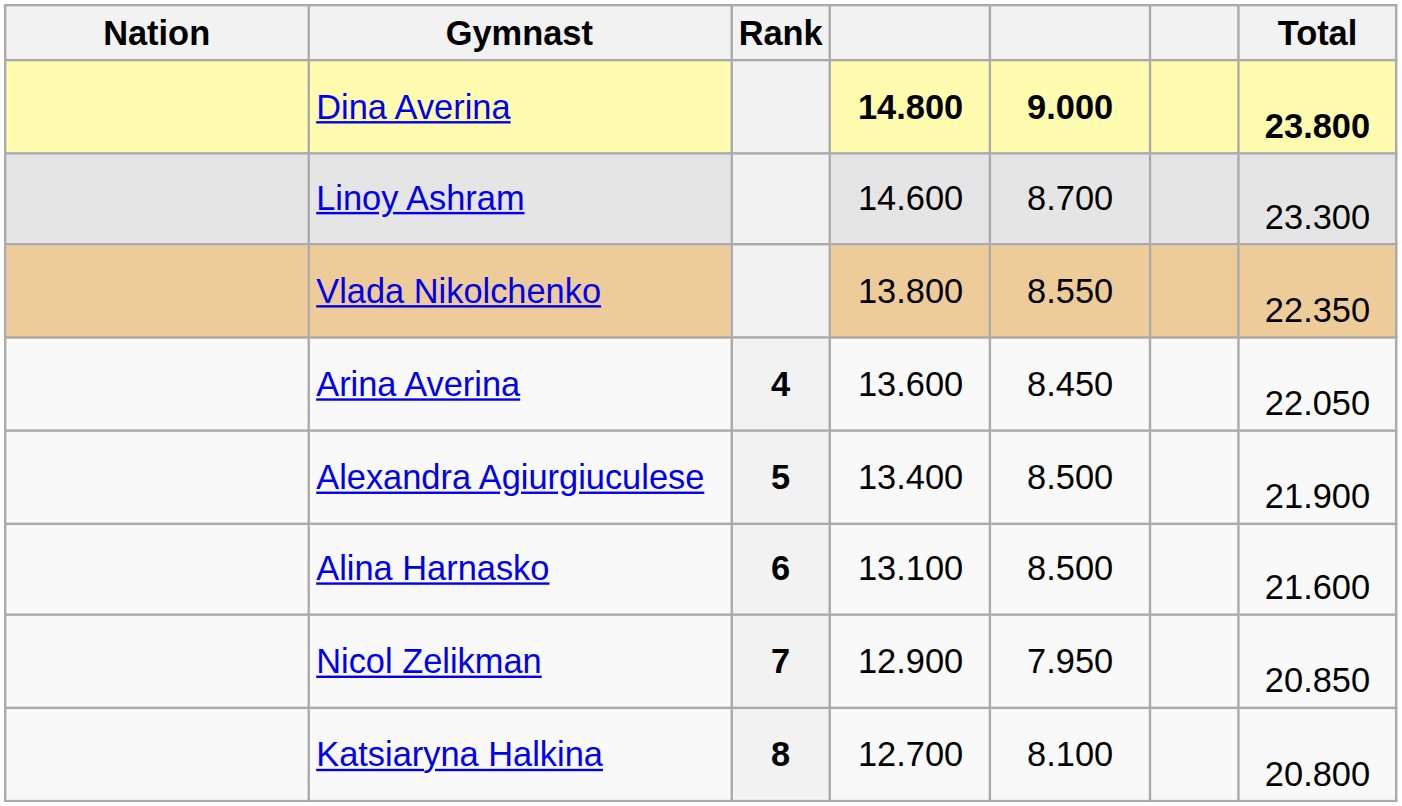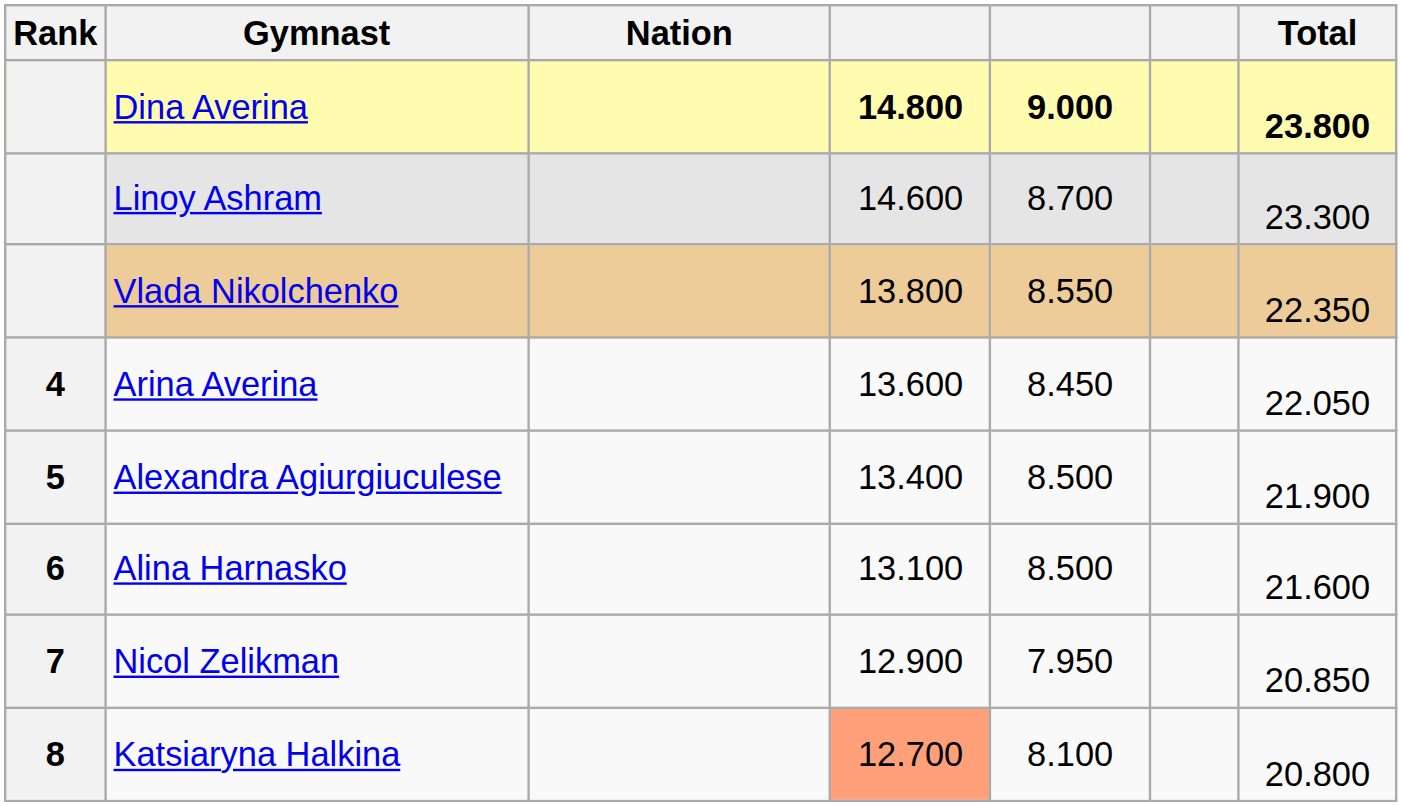columns swapped: (781, 33) <-> (157, 33)
(911, 755) no background -> (911, 755) lightsalmon background
